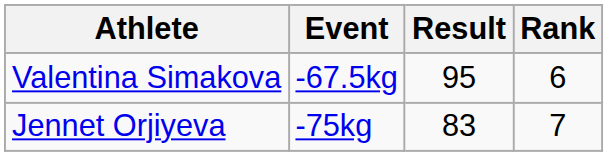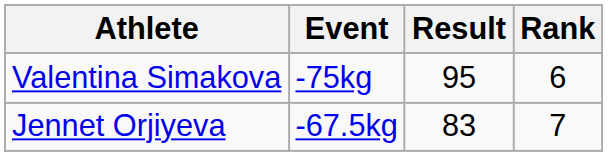(347, 77) -67.5kg -> (334, 77) -75kg
(334, 126) -75kg -> (347, 126) -67.5kg
